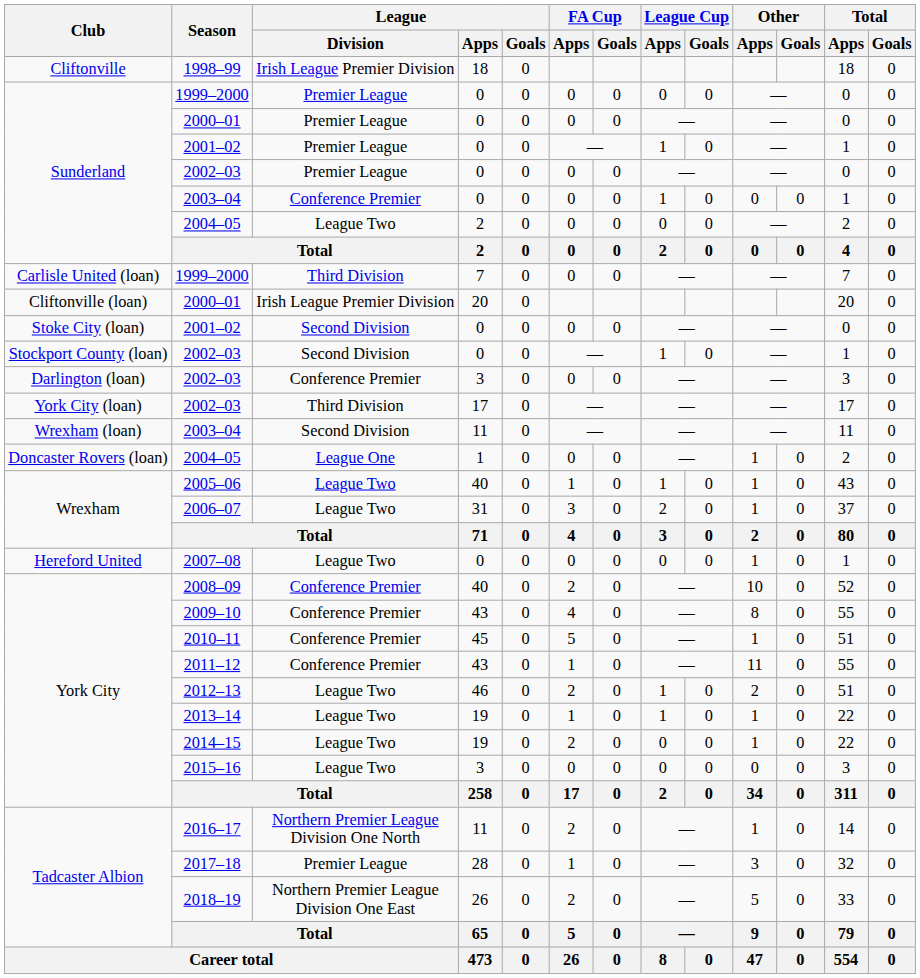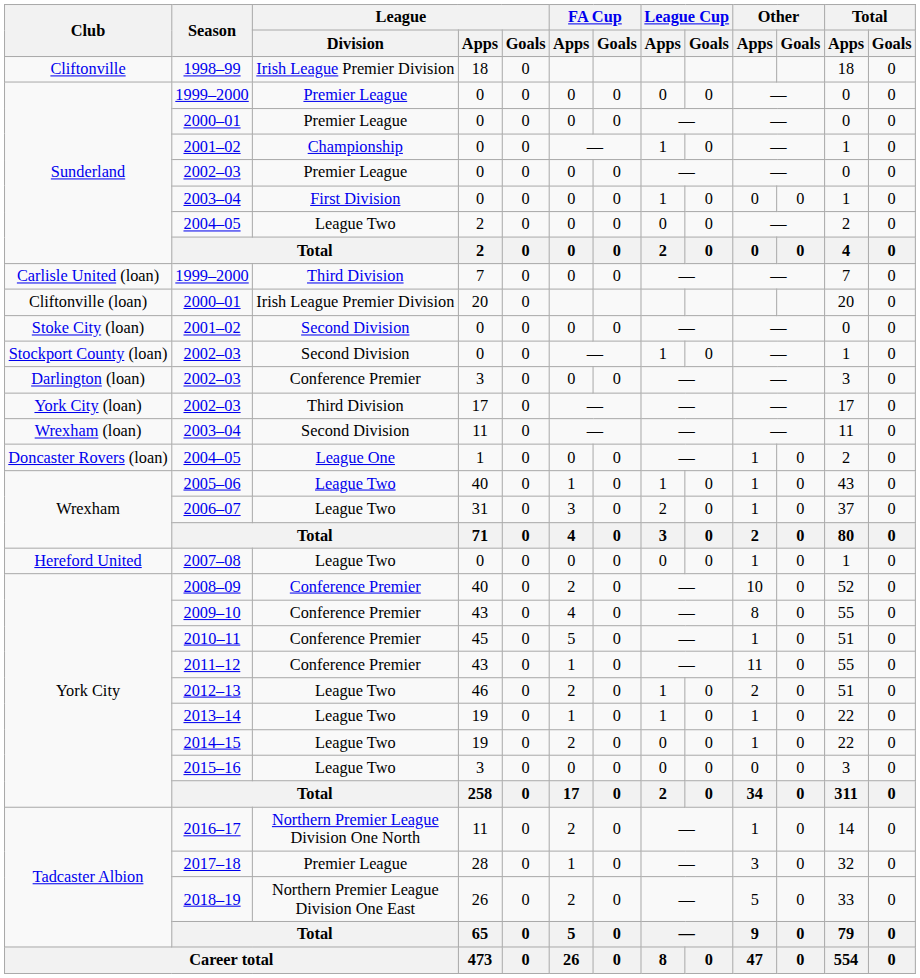(355, 146) Premier League -> (355, 146) Championship
(355, 198) Conference Premier -> (355, 198) First Division
